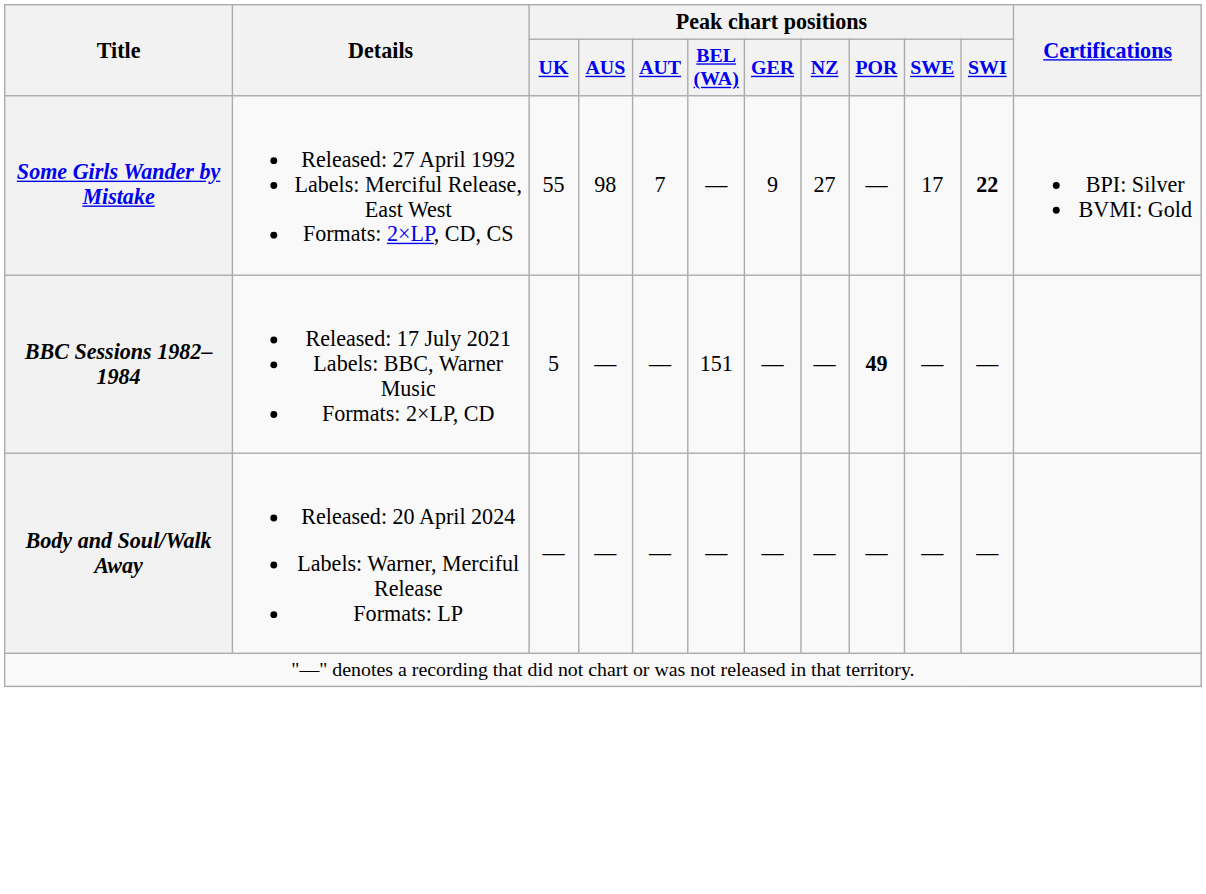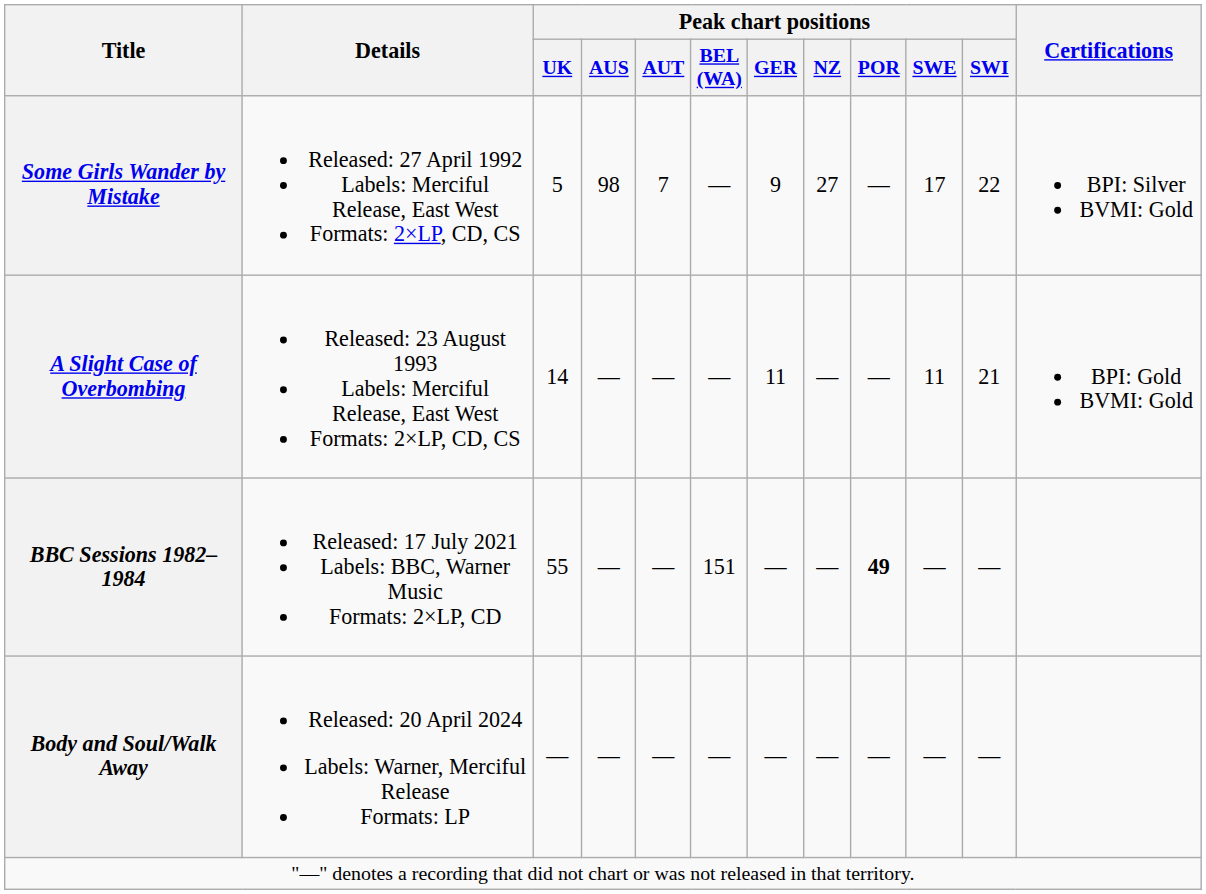(554, 185) 55 -> (557, 185) 5
(987, 185) bold -> (989, 185) normal
+ row: (124, 375)
(554, 363) 5 -> (557, 566) 55
